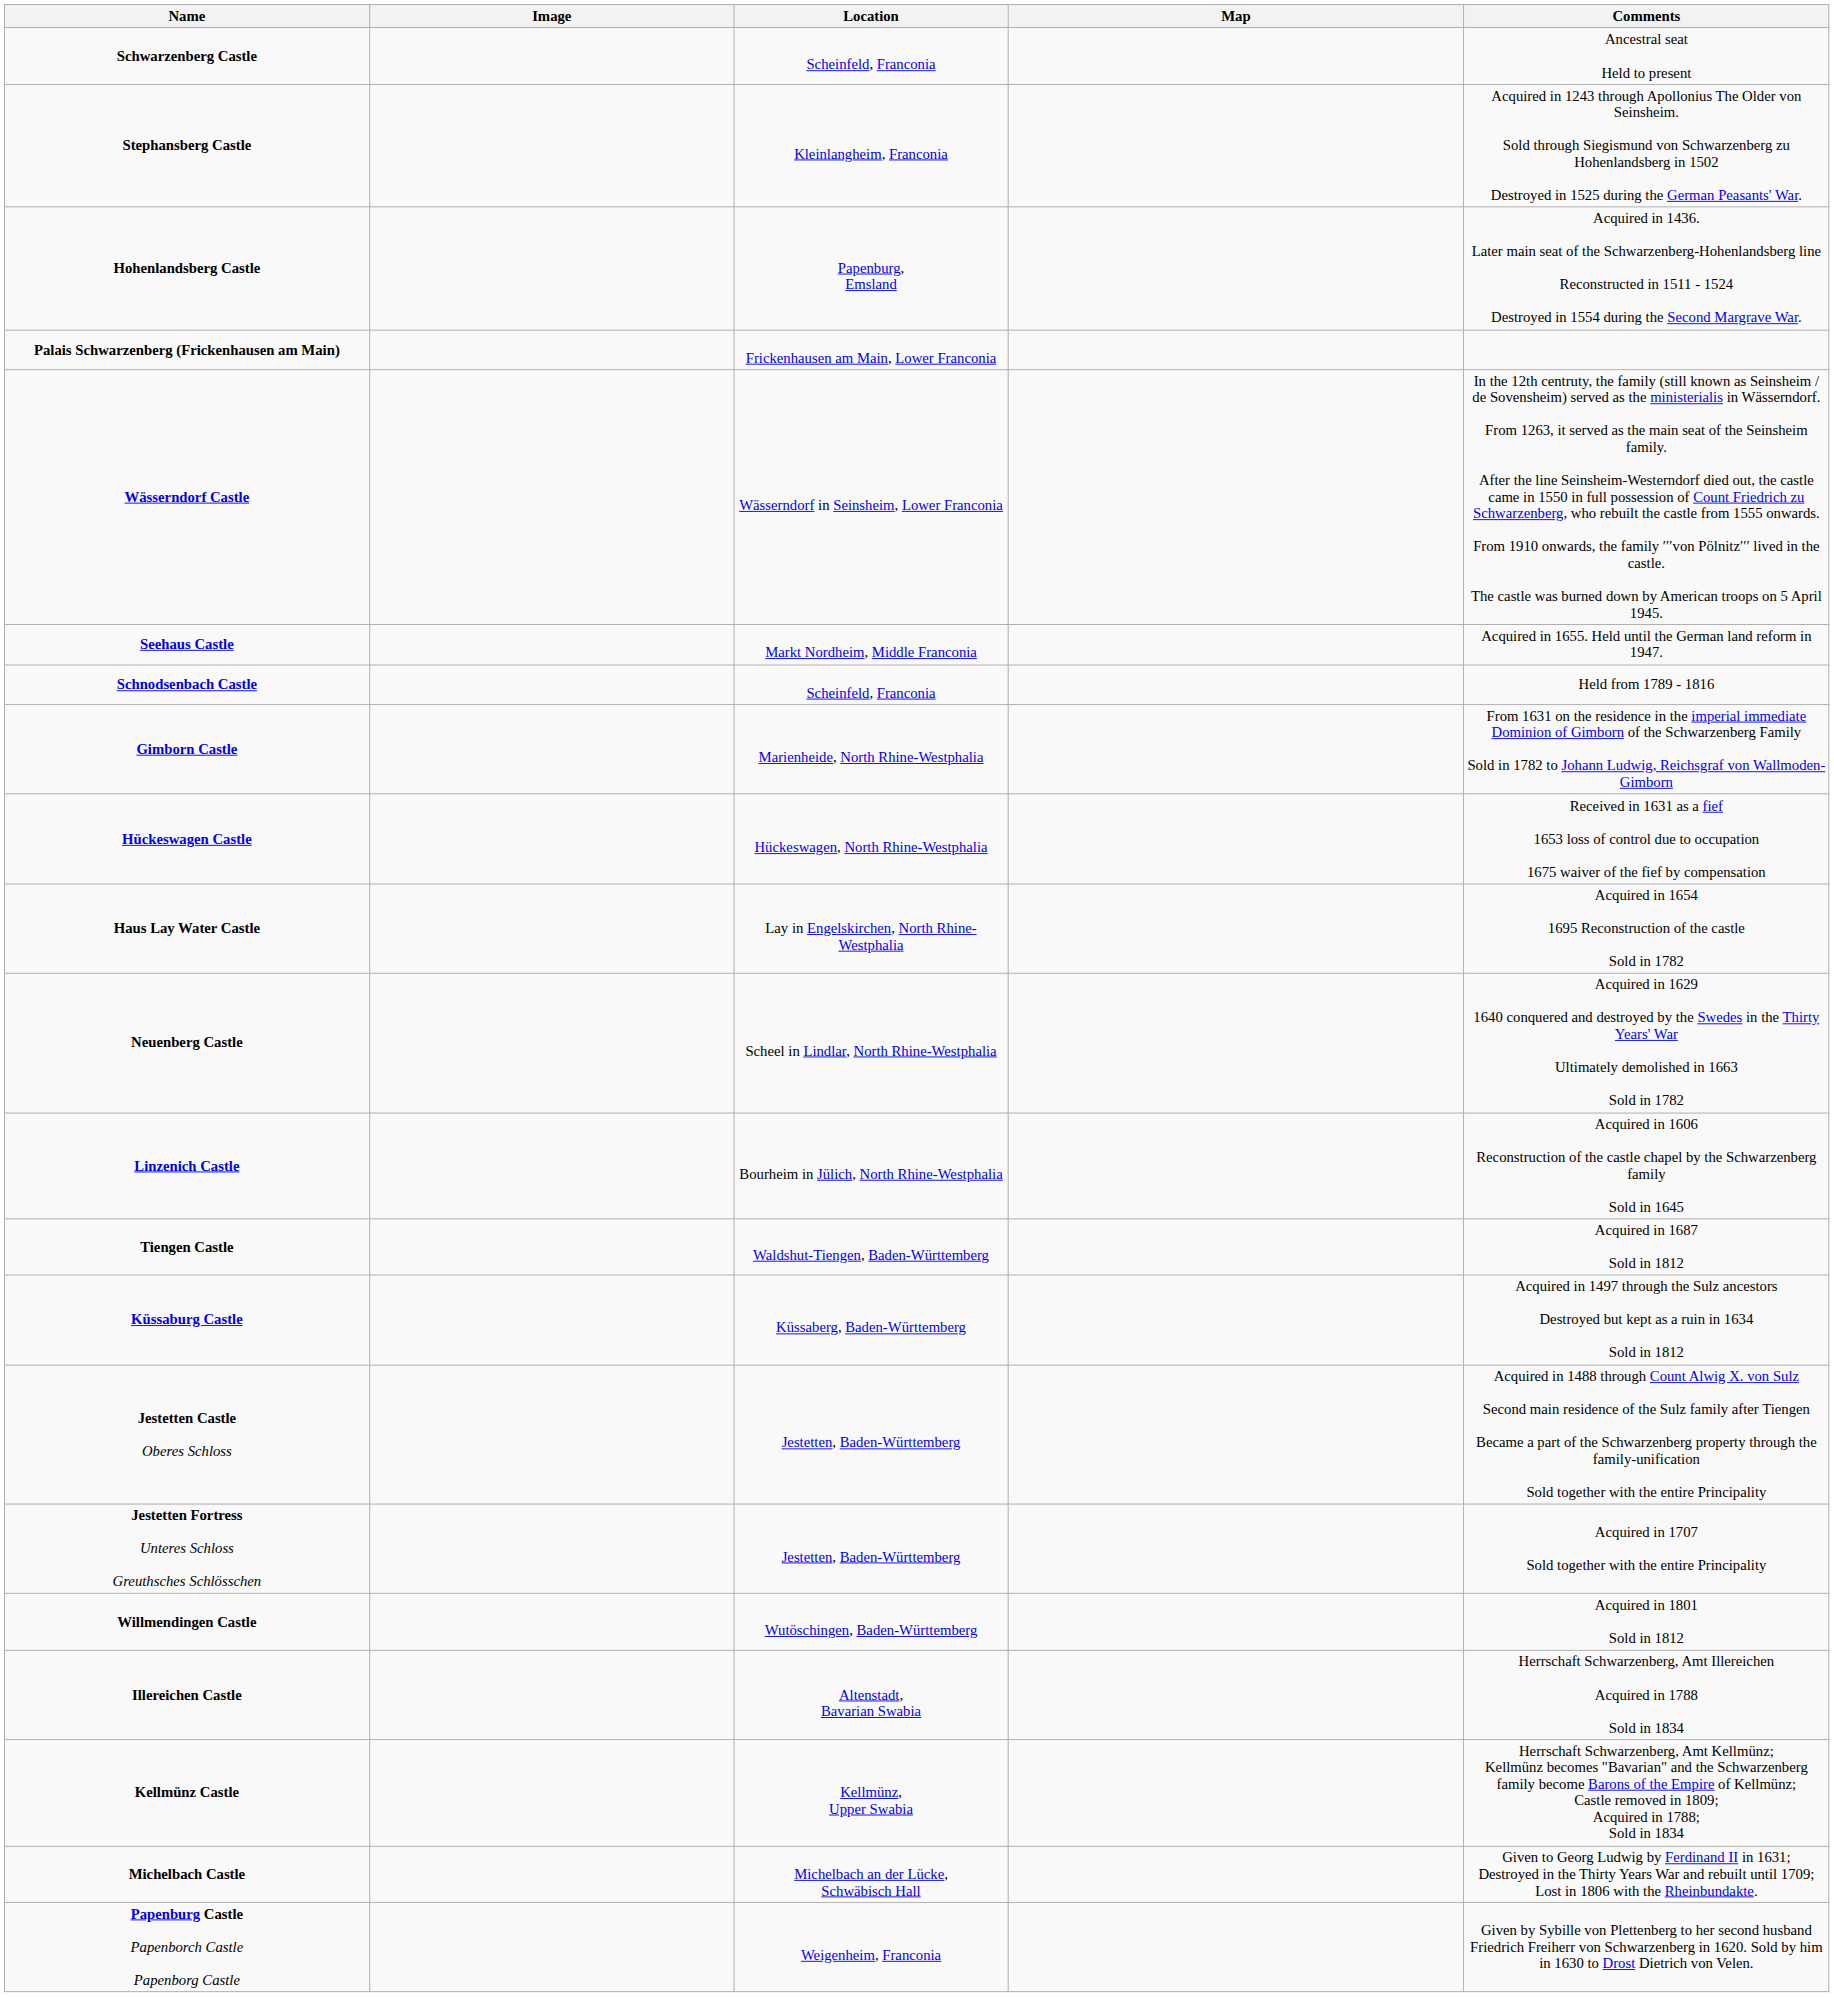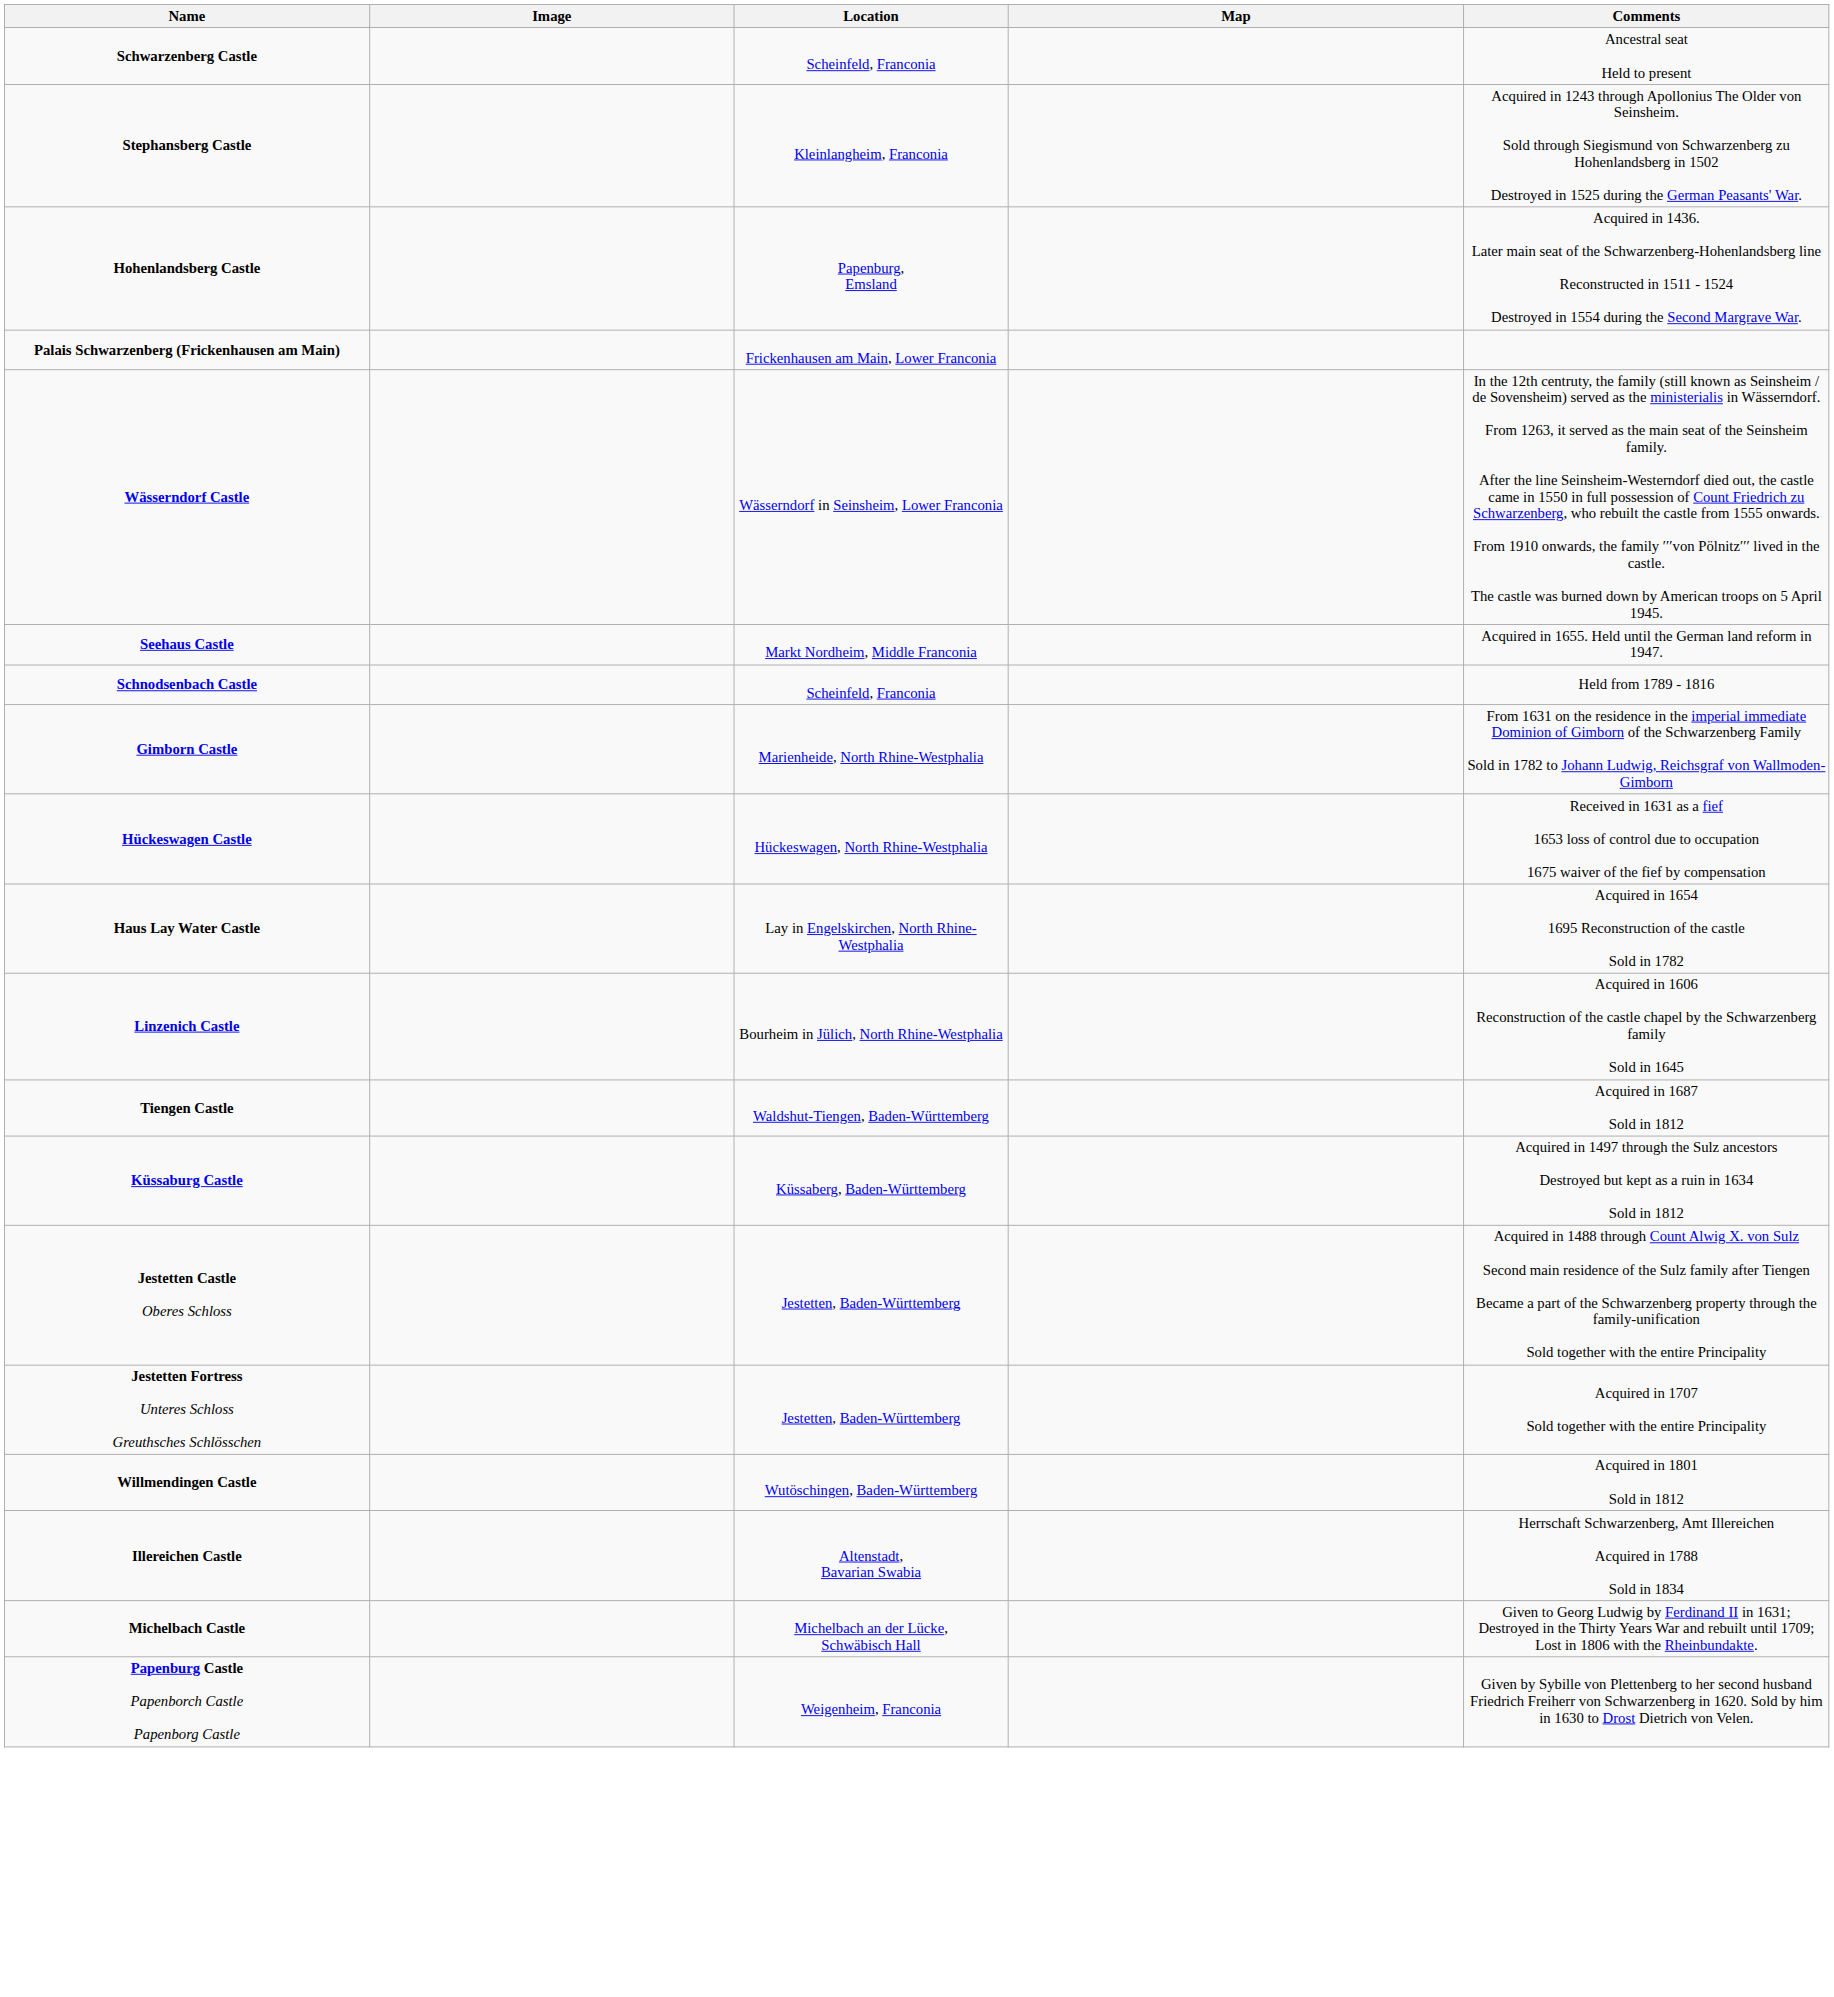- row: (187, 1043)
- row: (187, 1792)
